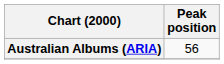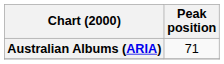(192, 48) 56 -> (192, 48) 71
